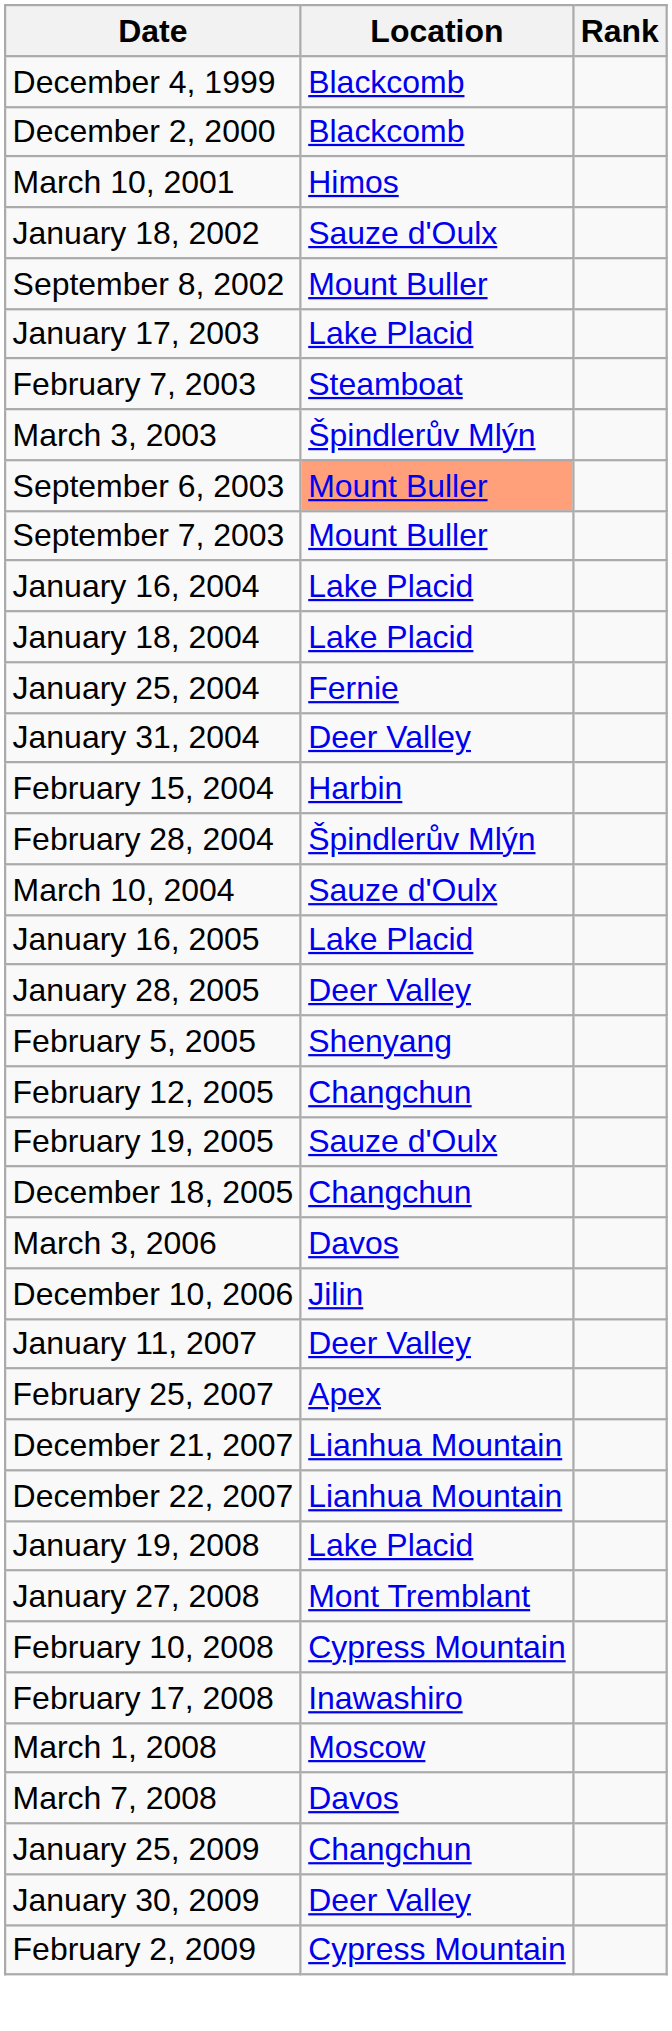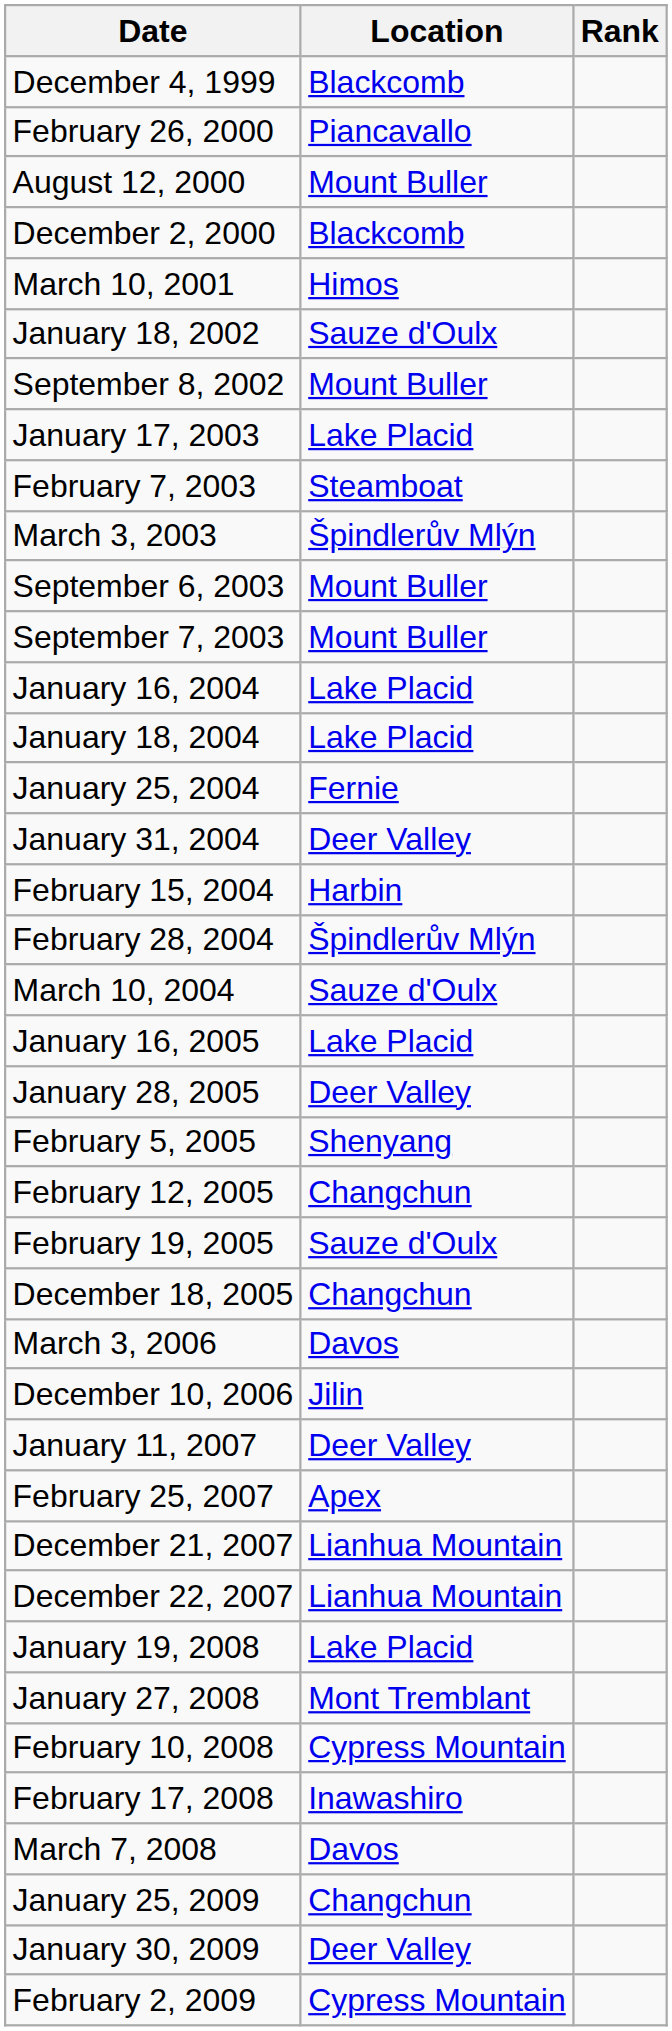+ row: (143, 132)
+ row: (129, 182)
(398, 485) lightsalmon background -> (398, 586) no background
- row: (115, 1748)
